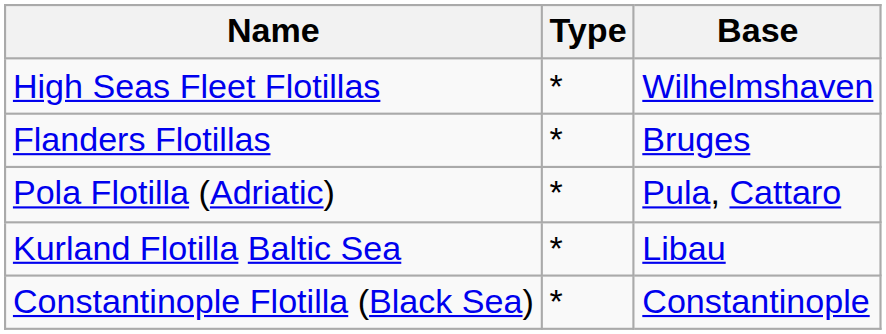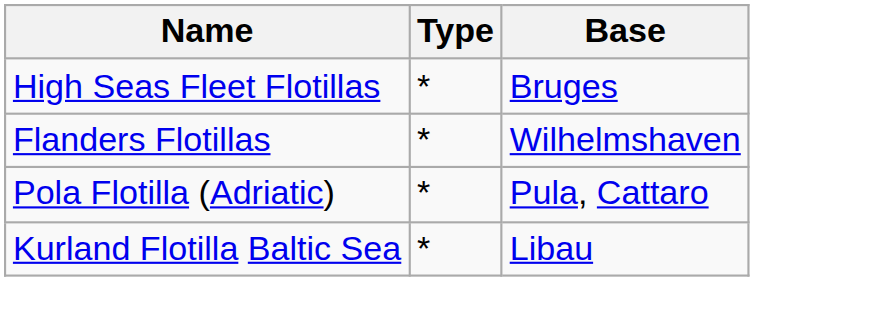(758, 85) Wilhelmshaven -> (564, 85) Bruges
(696, 139) Bruges -> (625, 139) Wilhelmshaven
- row: (273, 301)
